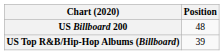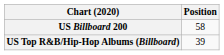(200, 27) 48 -> (200, 27) 58
